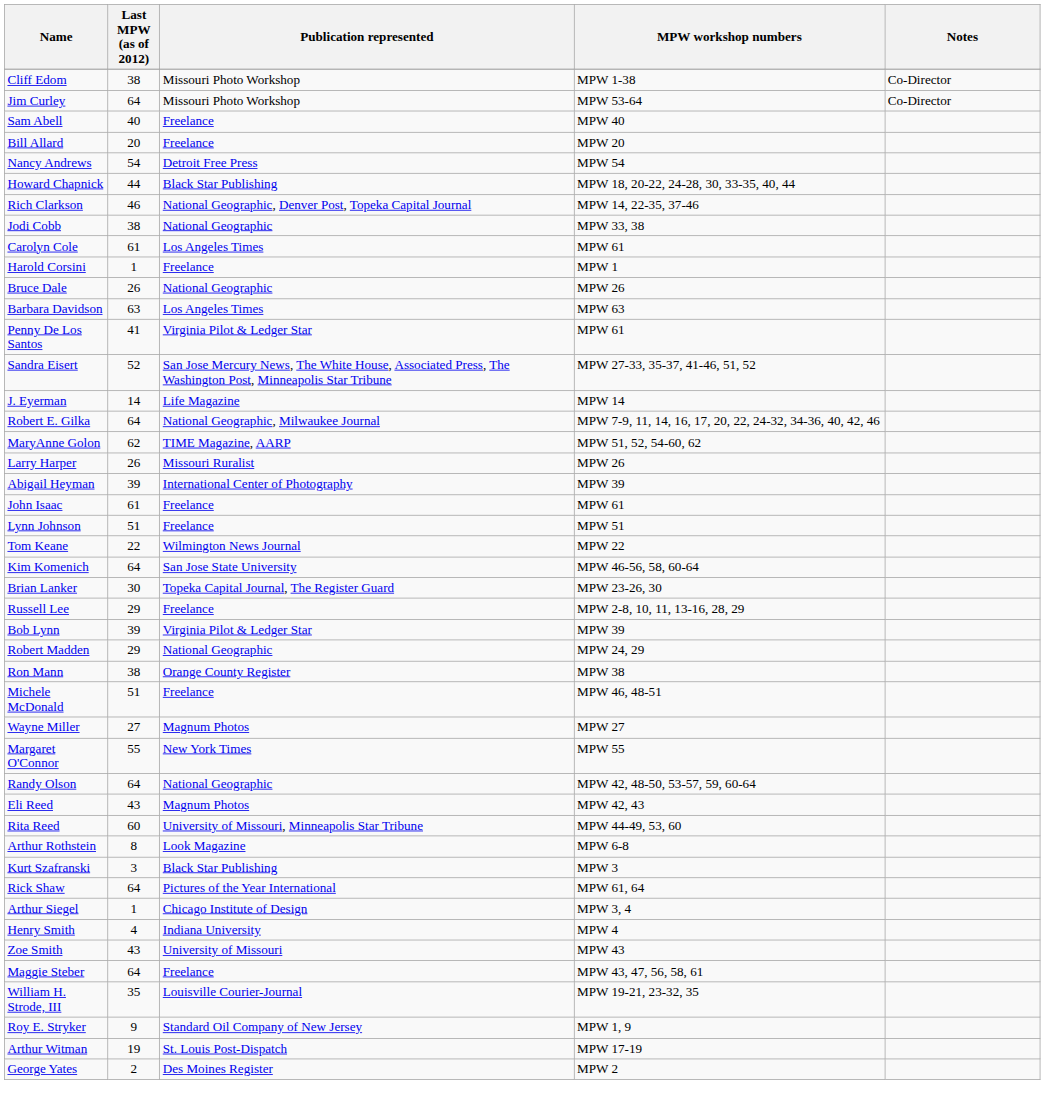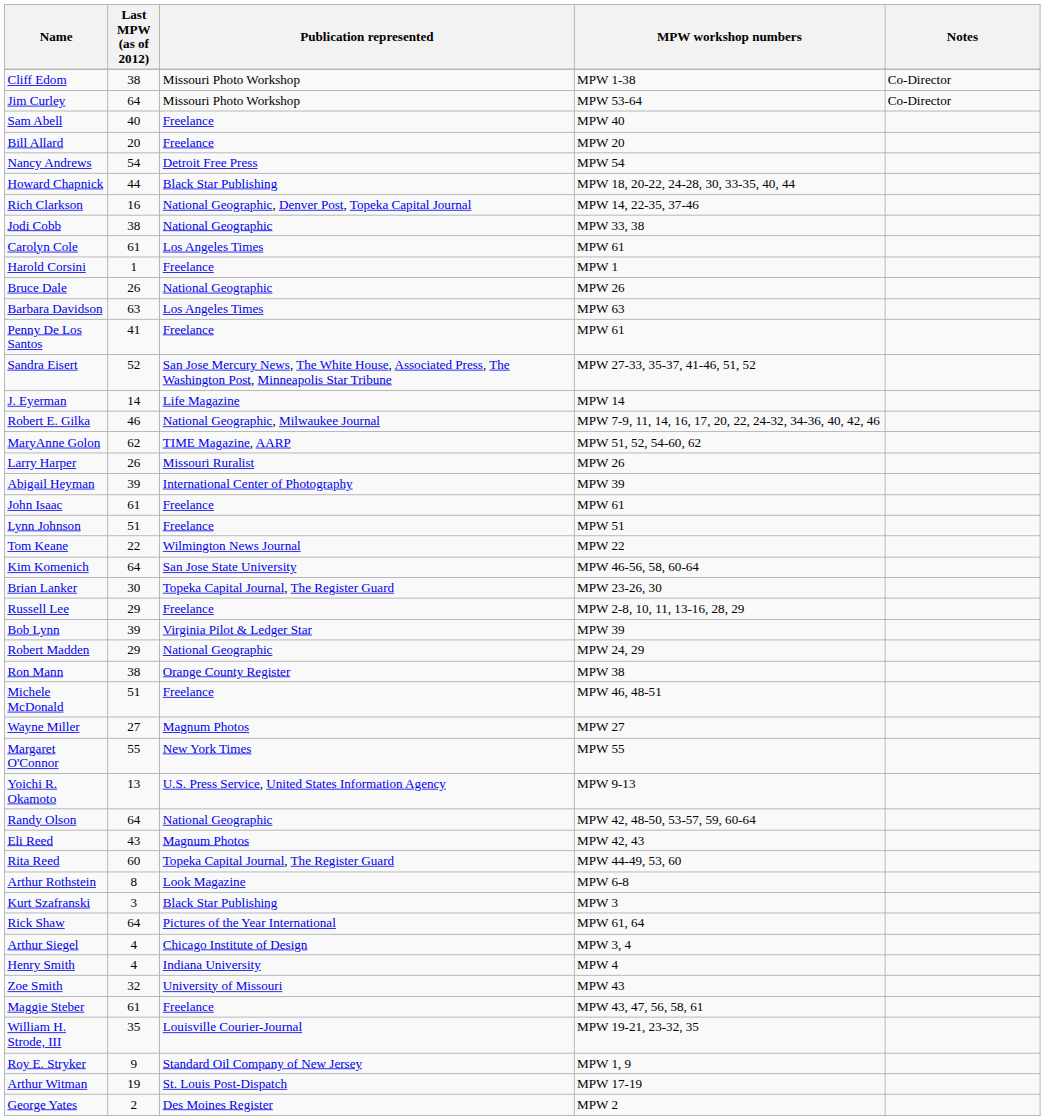(134, 204) 46 -> (134, 204) 16
(237, 329) Virginia Pilot & Ledger Star -> (188, 329) Freelance
(134, 421) 64 -> (134, 421) 46
+ row: (32, 791)
(293, 825) University of Missouri, Minneapolis Star Tribune -> (278, 861) Topeka Capital Journal, The Register Guard
(134, 908) 1 -> (134, 944) 4
(134, 950) 43 -> (134, 986) 32
(134, 971) 64 -> (134, 1006) 61
